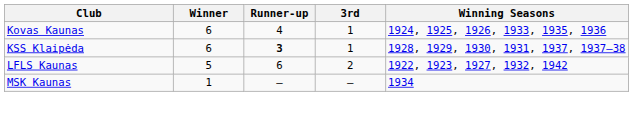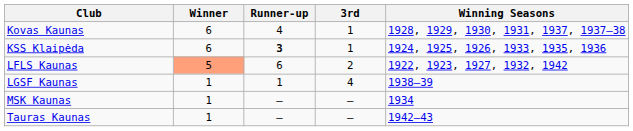(497, 30) 1924, 1925, 1926, 1933, 1935, 1936 -> (507, 30) 1928, 1929, 1930, 1931, 1937, 1937–38
(507, 48) 1928, 1929, 1930, 1931, 1937, 1937–38 -> (497, 48) 1924, 1925, 1926, 1933, 1935, 1936
(209, 65) no background -> (209, 65) lightsalmon background
+ row: (42, 83)
+ row: (49, 117)
